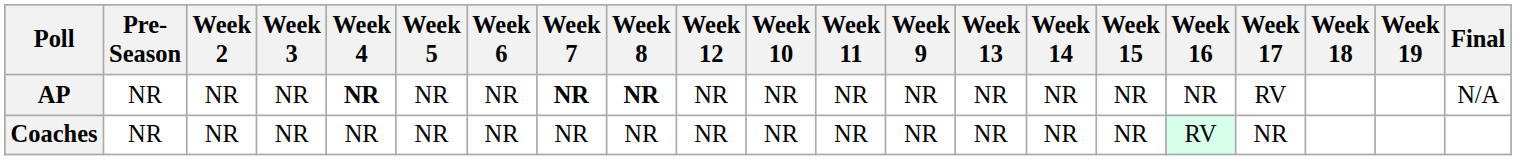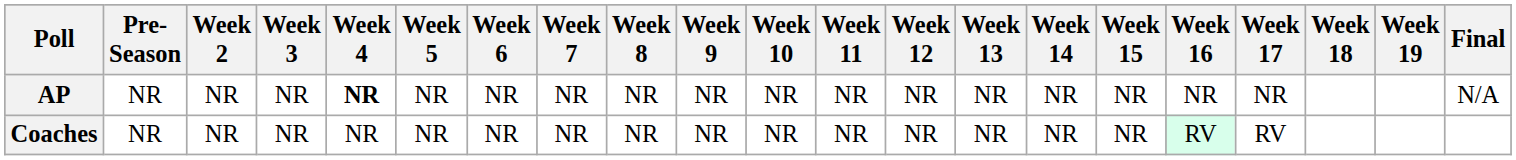columns swapped: (921, 39) <-> (711, 39)
(571, 94) bold -> (571, 94) normal
(641, 94) bold -> (641, 94) normal
(1270, 94) RV -> (1270, 94) NR
(1270, 134) NR -> (1270, 134) RV
